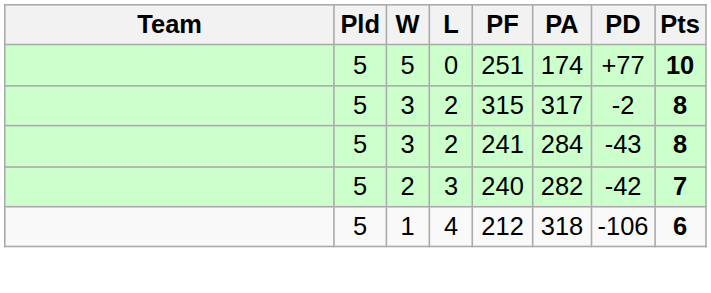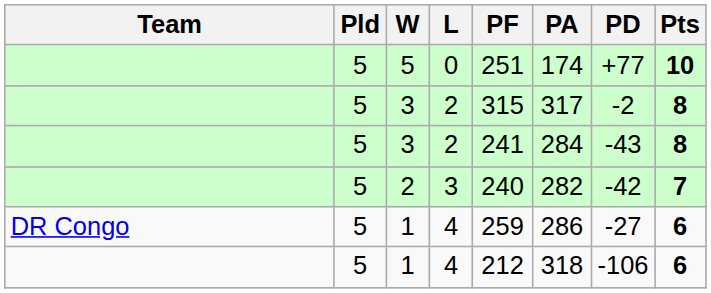+ row: (70, 226)
